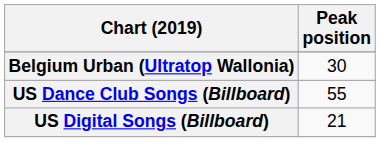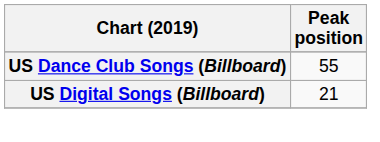- row: (152, 66)
